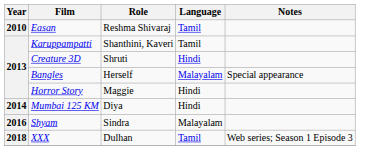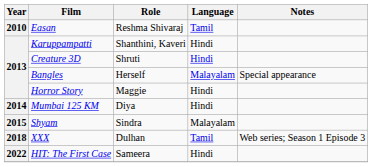(189, 43) Tamil -> (202, 43) Hindi
(17, 122) 2016 -> (17, 122) 2015
+ row: (71, 153)
